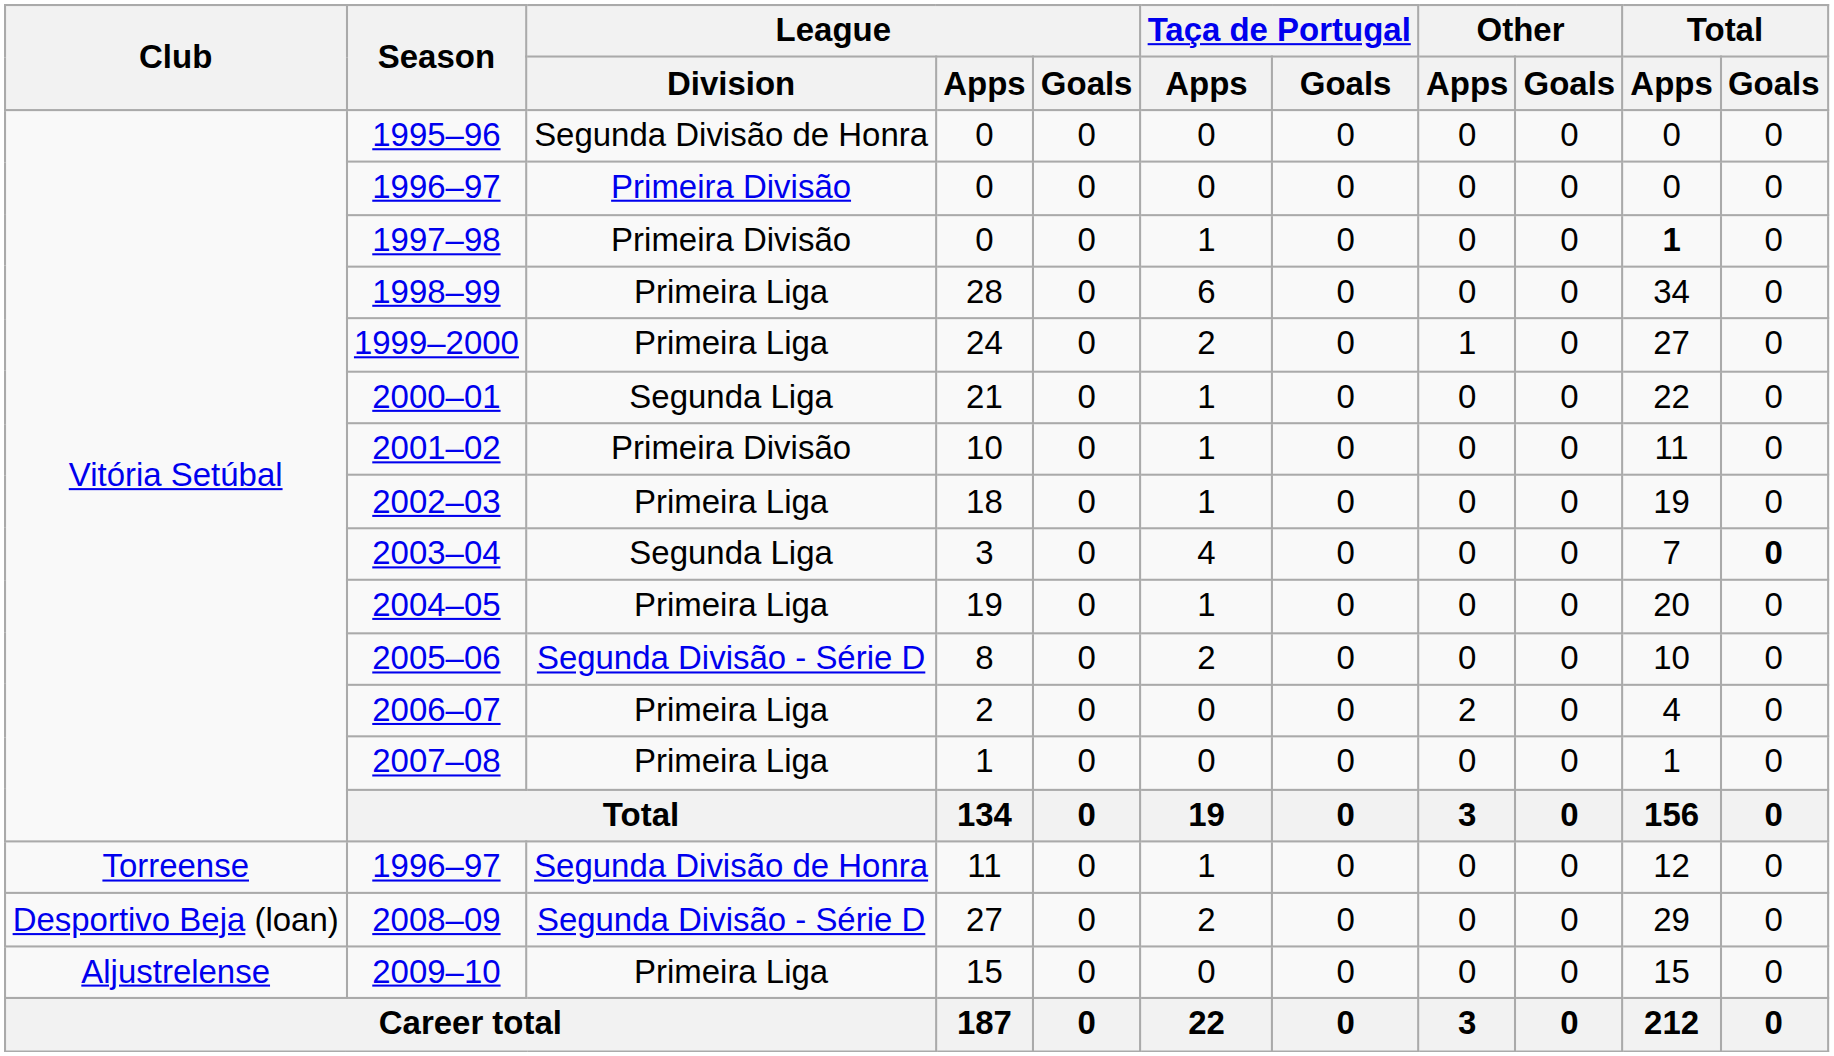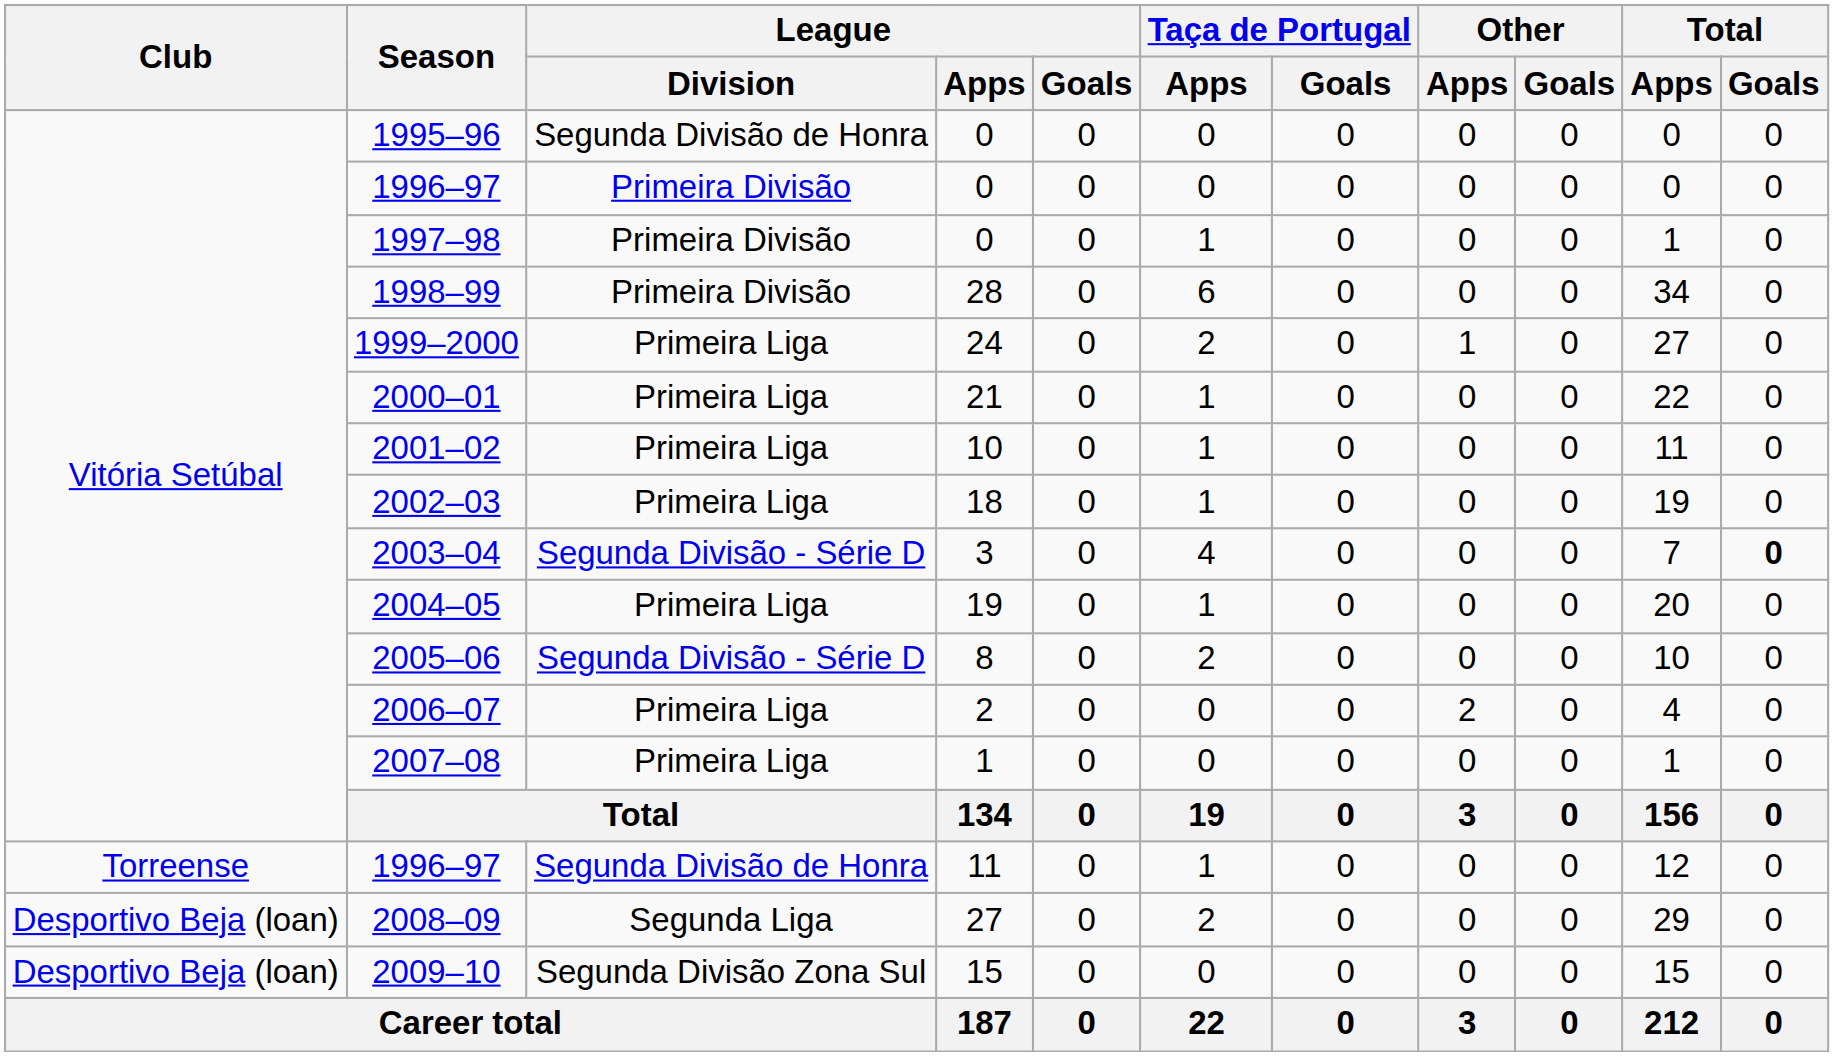(1672, 239) bold -> (1672, 239) normal
(731, 291) Primeira Liga -> (731, 291) Primeira Divisão
(731, 396) Segunda Liga -> (731, 396) Primeira Liga
(731, 448) Primeira Divisão -> (731, 448) Primeira Liga
(731, 553) Segunda Liga -> (731, 553) Segunda Divisão - Série D
(731, 919) Segunda Divisão - Série D -> (731, 919) Segunda Liga
(176, 971) Aljustrelense -> (176, 971) Desportivo Beja (loan)
(731, 971) Primeira Liga -> (731, 971) Segunda Divisão Zona Sul
